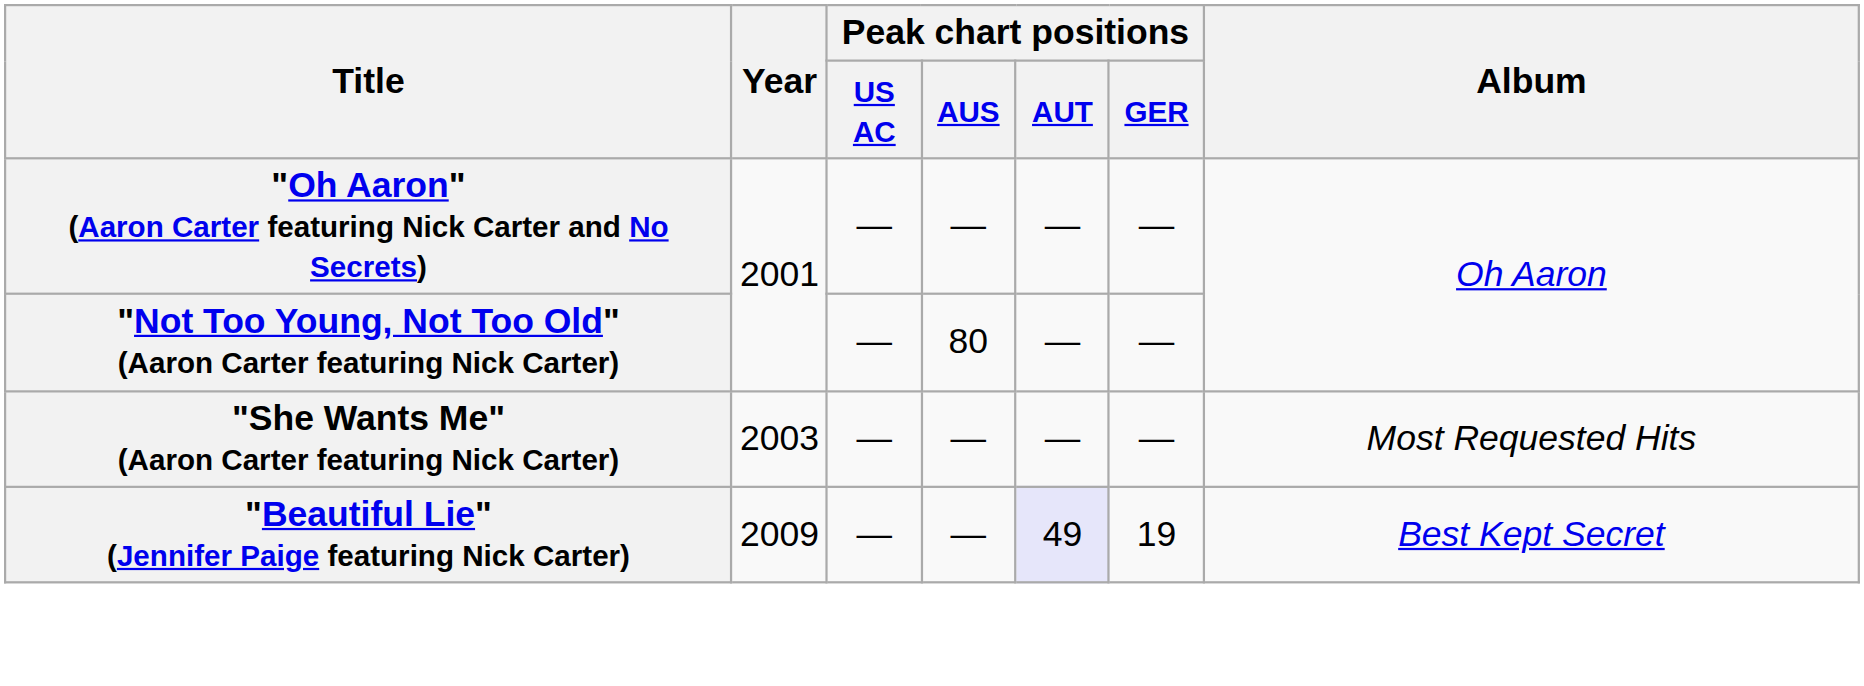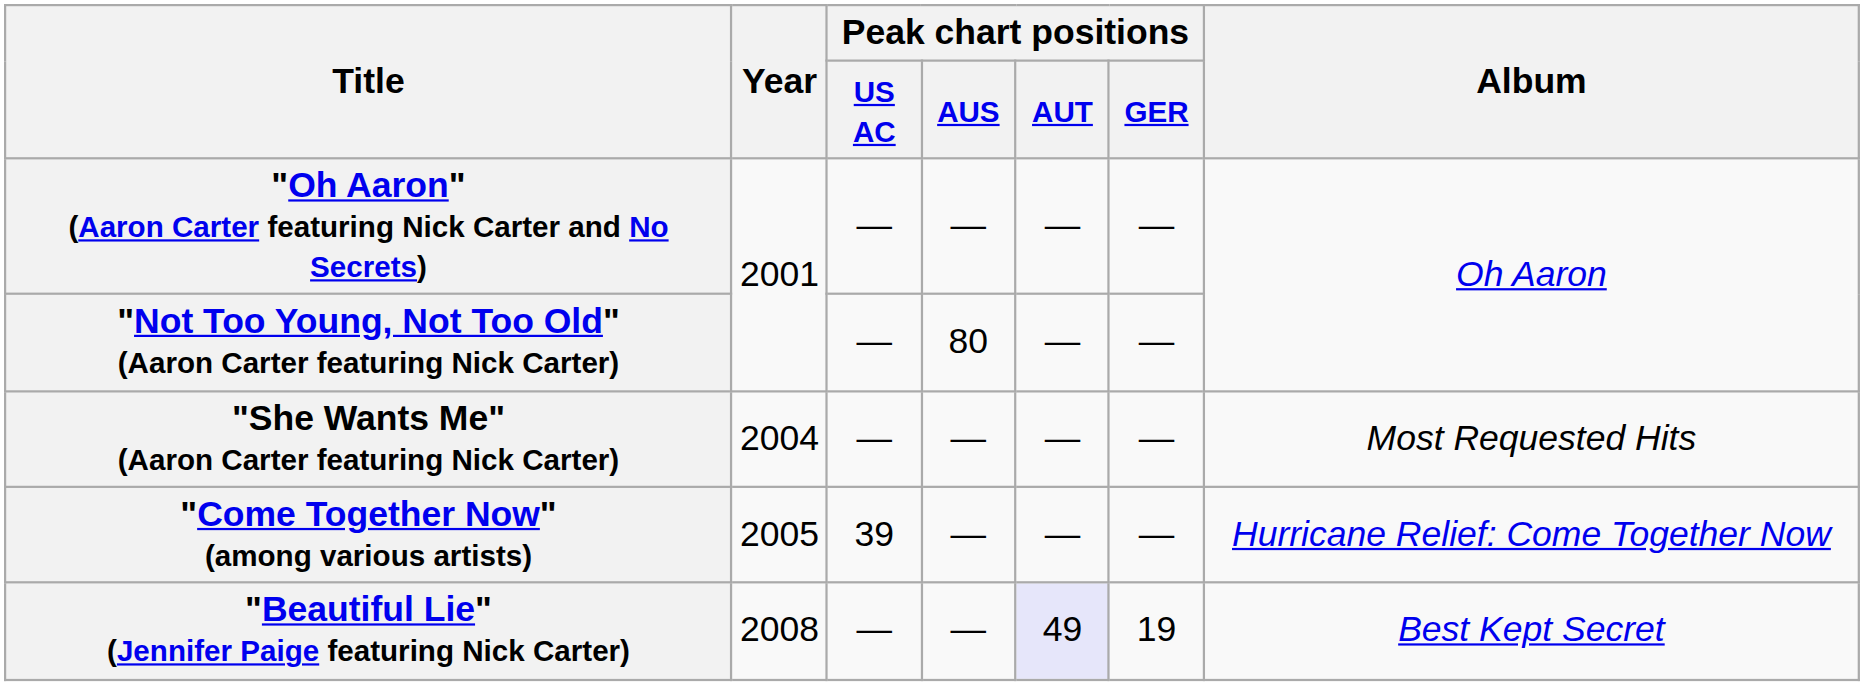(780, 437) 2003 -> (780, 437) 2004
+ row: (368, 534)
(780, 534) 2009 -> (780, 630) 2008
